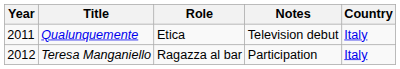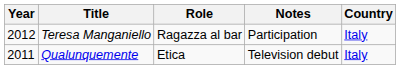rows swapped: (96, 54) <-> (90, 34)
